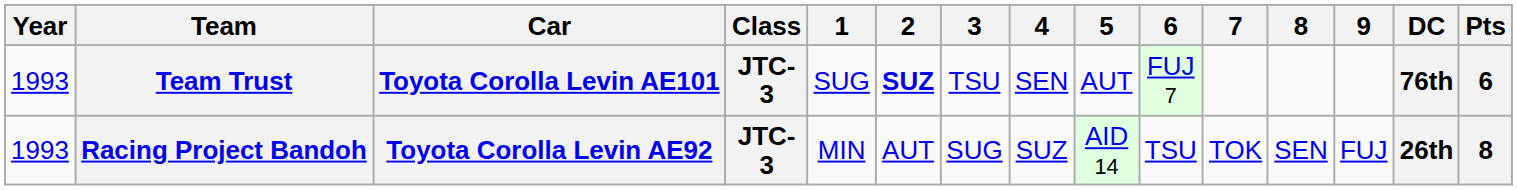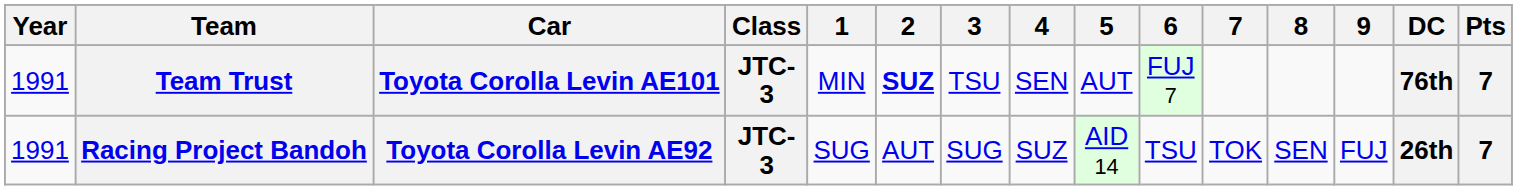(40, 80) 1993 -> (40, 80) 1991
(842, 80) SUG -> (842, 80) MIN
(1486, 80) 6 -> (1486, 80) 7
(40, 150) 1993 -> (40, 150) 1991
(842, 150) MIN -> (842, 150) SUG
(1486, 150) 8 -> (1486, 150) 7
